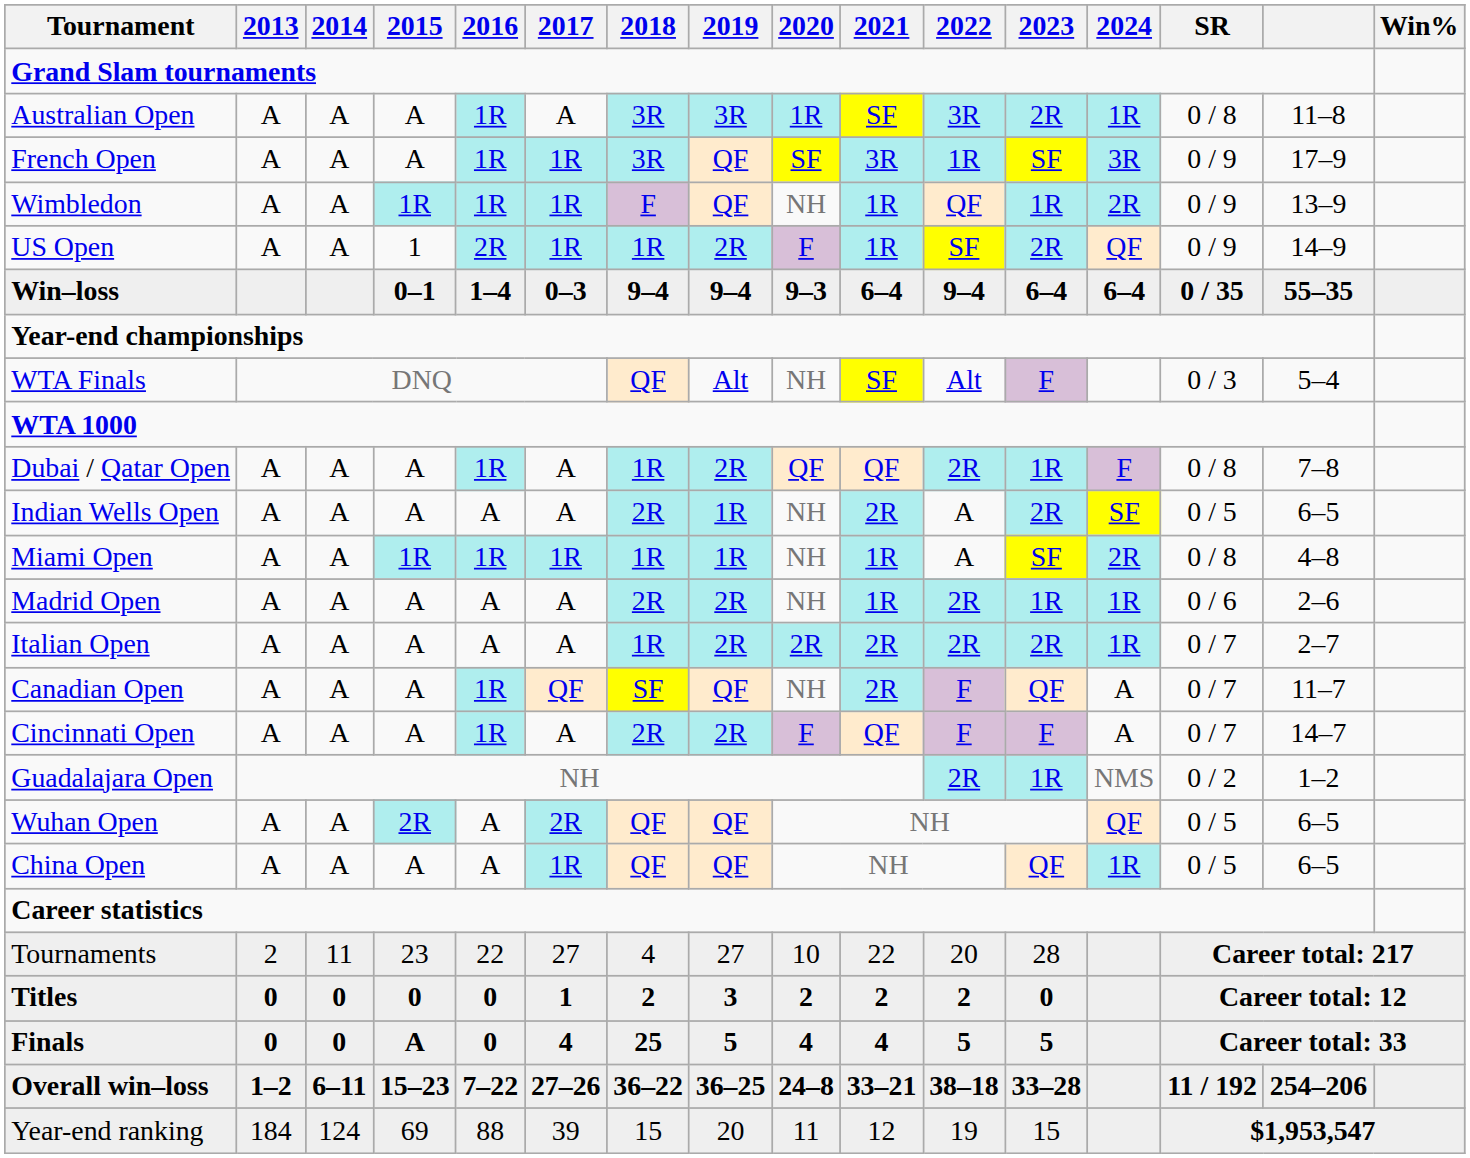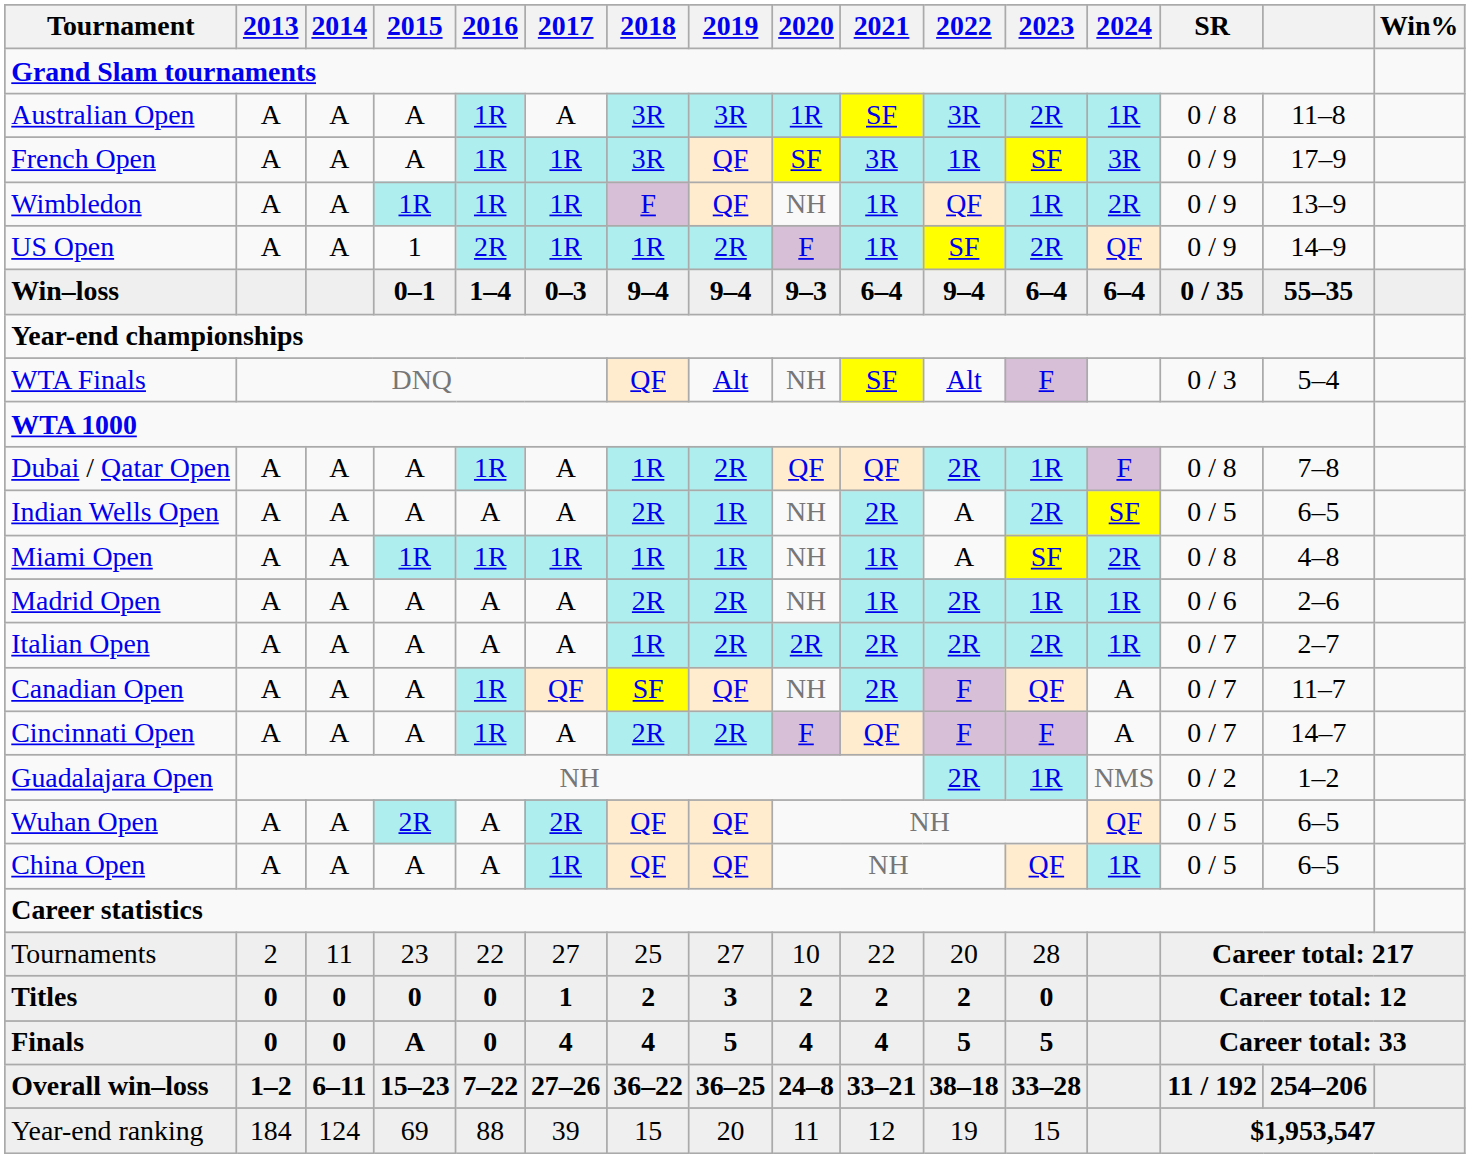(648, 953) 4 -> (648, 953) 25
(648, 1042) 25 -> (648, 1042) 4
